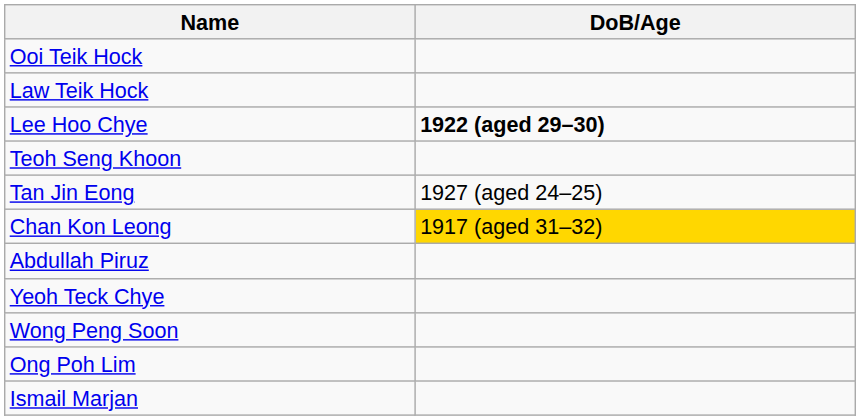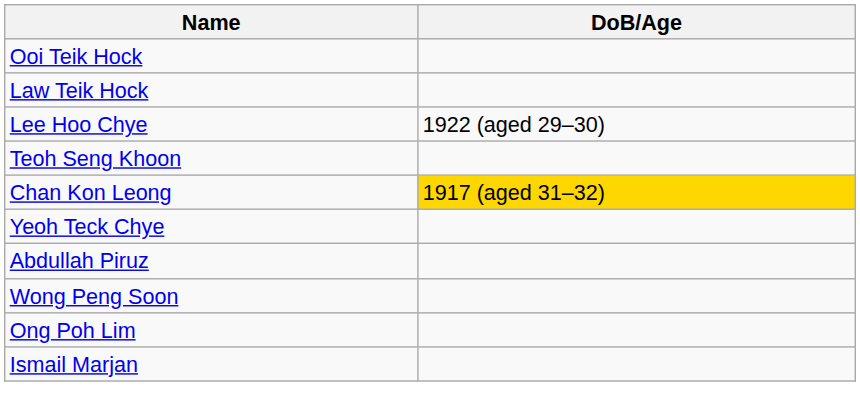(512, 124) bold -> (514, 124) normal
- row: (72, 193)
rows swapped: (87, 295) <-> (79, 261)
